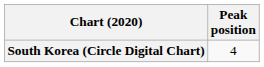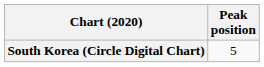(233, 51) 4 -> (233, 51) 5
